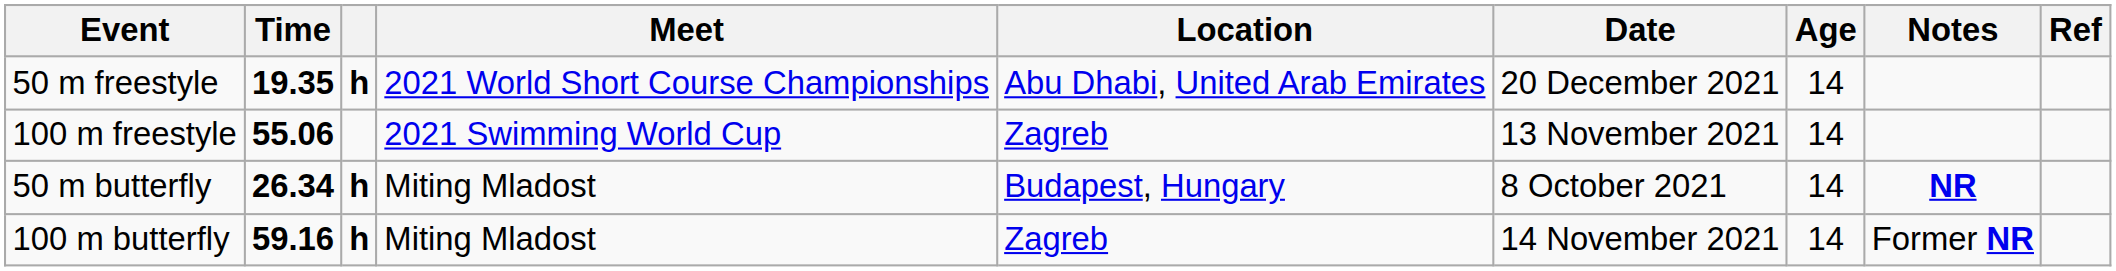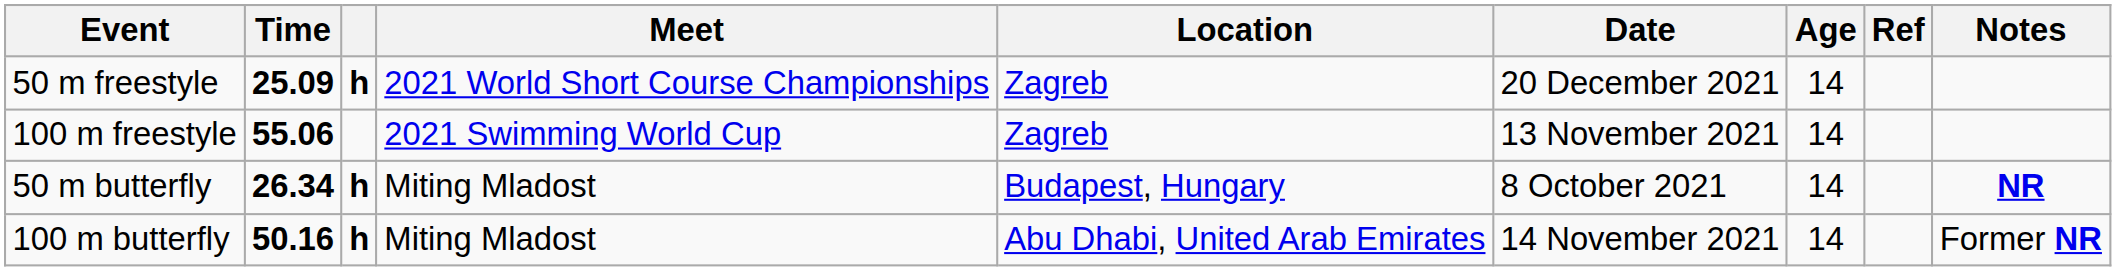columns swapped: (1953, 30) <-> (2076, 30)
(293, 82) 19.35 -> (293, 82) 25.09
(1245, 82) Abu Dhabi, United Arab Emirates -> (1056, 82) Zagreb
(293, 238) 59.16 -> (293, 238) 50.16
(1056, 238) Zagreb -> (1245, 238) Abu Dhabi, United Arab Emirates
